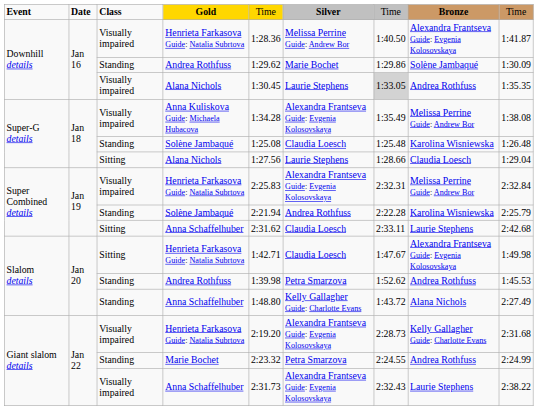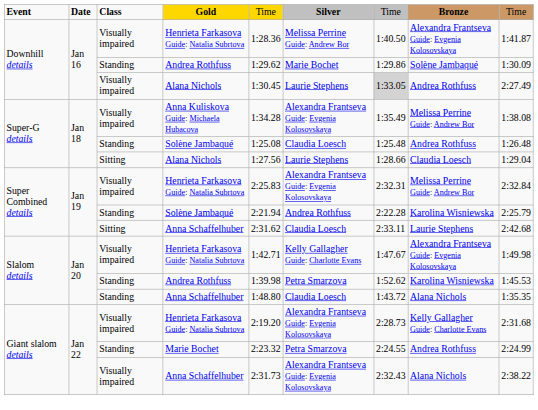(516, 86) 1:35.35 -> (516, 86) 2:27.49
(452, 144) Karolina Wisniewska -> (443, 144) Andrea Rothfuss
(112, 254) Sitting -> (117, 254) Visually impaired
(316, 254) Claudia Loesch -> (323, 254) Kelly Gallagher Guide: Charlotte Evans
(443, 281) Andrea Rothfuss -> (452, 281) Karolina Wisniewska
(323, 302) Kelly Gallagher Guide: Charlotte Evans -> (316, 296) Claudia Loesch
(516, 302) 2:27.49 -> (516, 296) 1:35.35
(442, 387) Laurie Stephens -> (438, 376) Alana Nichols
